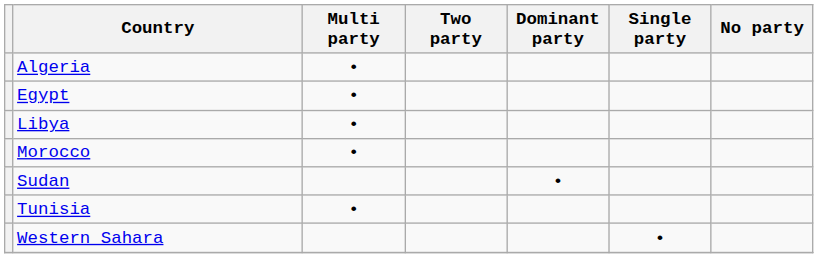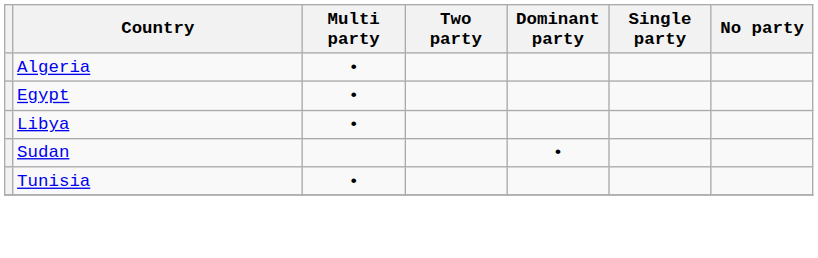- row: (54, 153)
- row: (90, 238)
